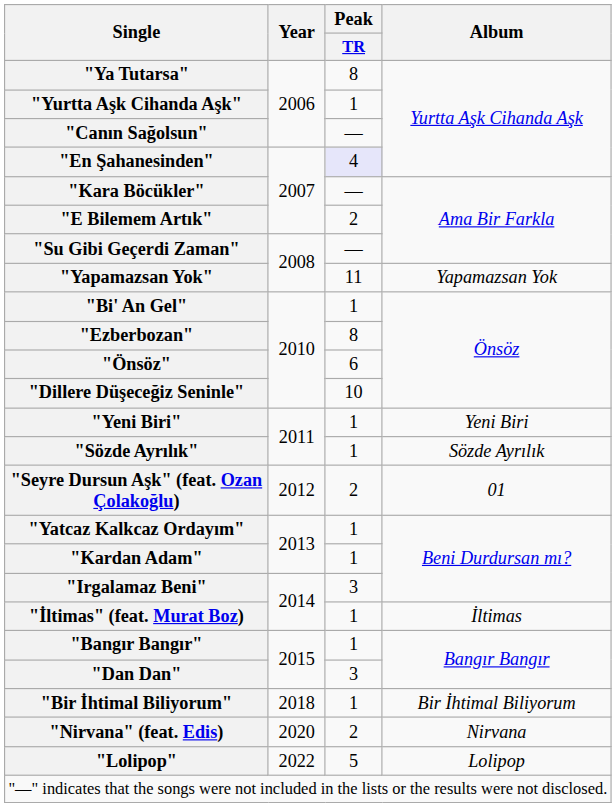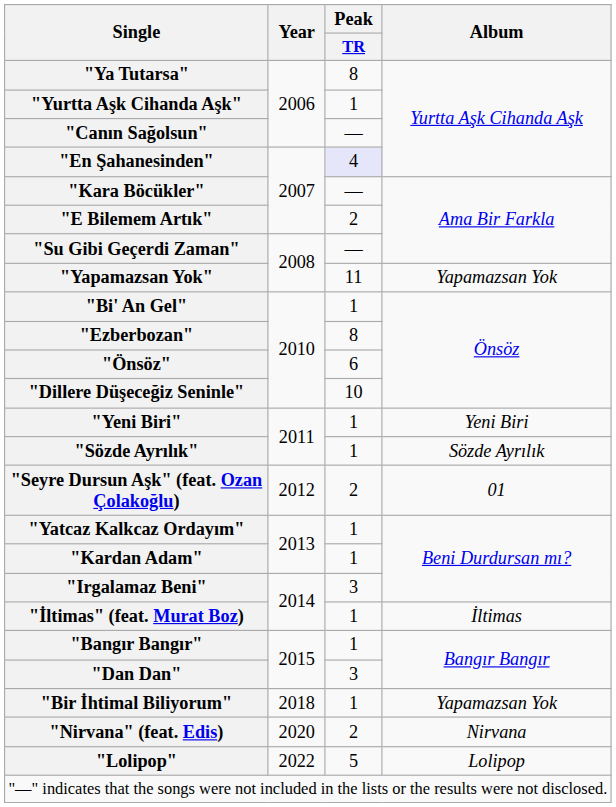(497, 702) Bir İhtimal Biliyorum -> (497, 702) Yapamazsan Yok
